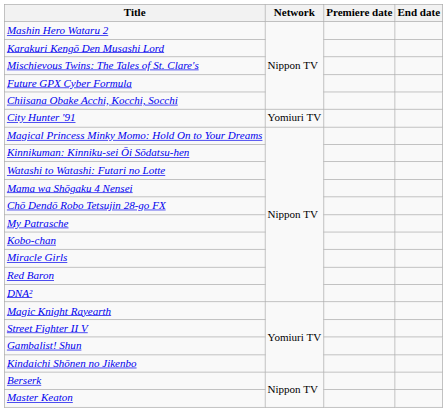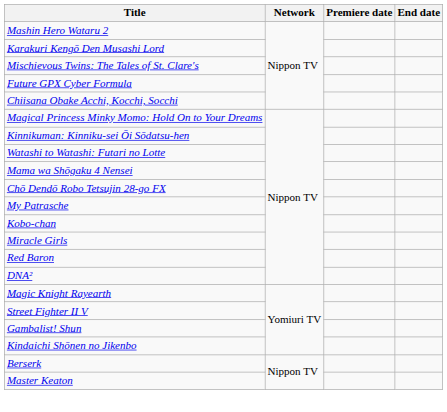- row: (41, 118)
